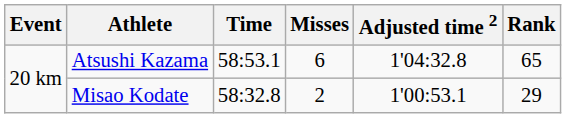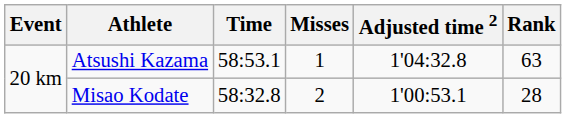(320, 61) 6 -> (320, 61) 1
(531, 61) 65 -> (531, 61) 63
(531, 95) 29 -> (531, 95) 28
